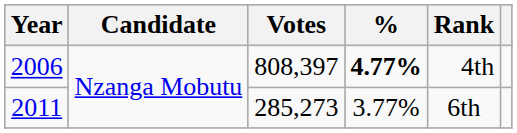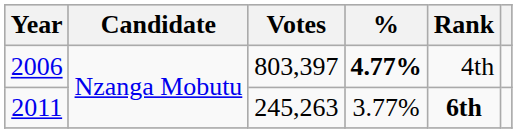(296, 66) 808,397 -> (296, 66) 803,397
(296, 107) 285,273 -> (296, 107) 245,263
(464, 107) normal -> (464, 107) bold
